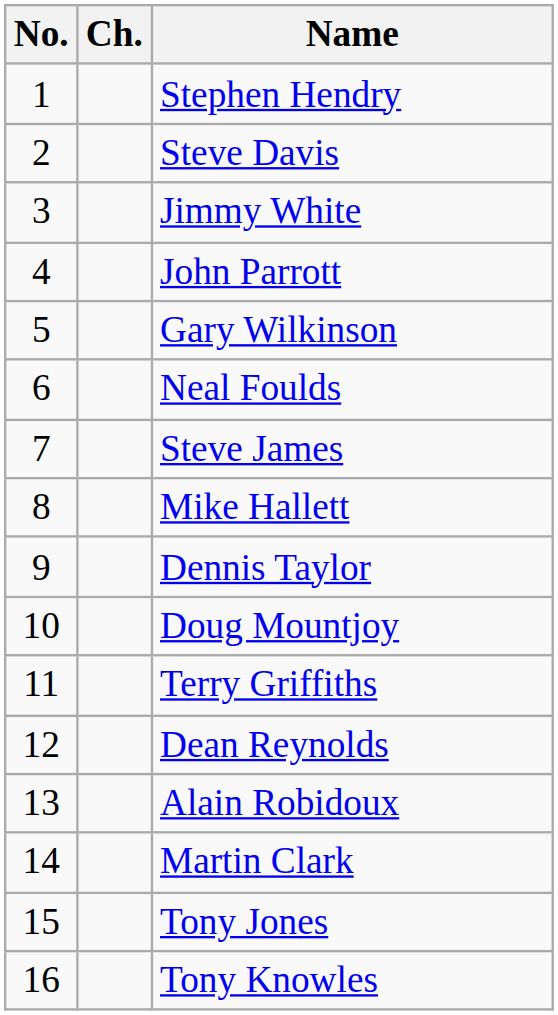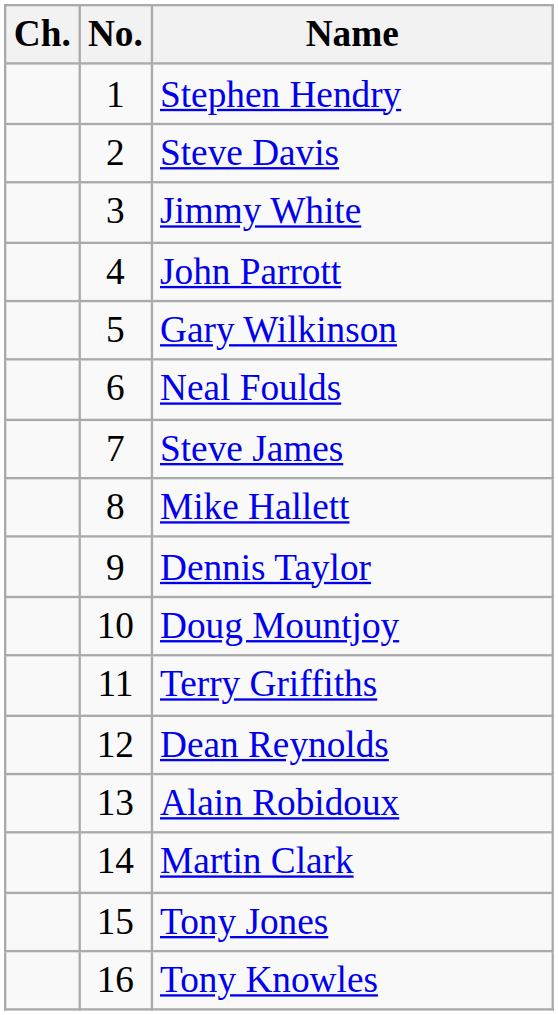columns swapped: (41, 34) <-> (114, 34)
